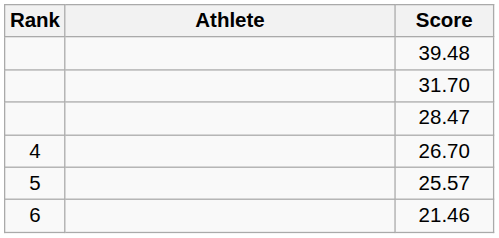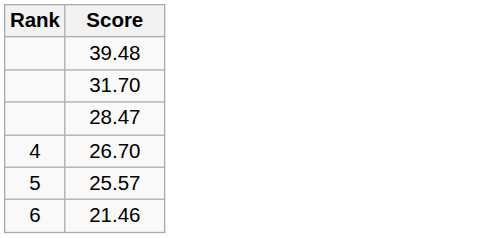- column: (230, 20)
